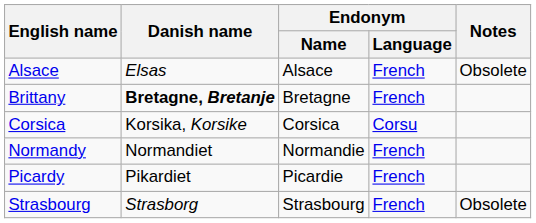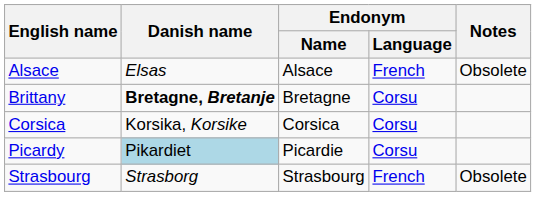(399, 97) French -> (395, 97) Corsu
- row: (47, 151)
(158, 177) no background -> (158, 151) lightblue background
(399, 177) French -> (395, 151) Corsu
